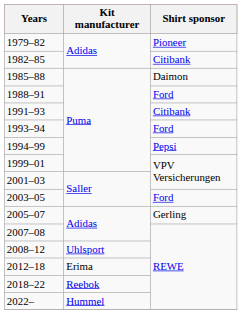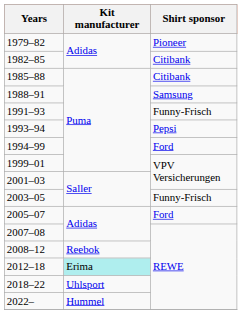(170, 77) Daimon -> (172, 77) Citibank
(163, 94) Ford -> (173, 94) Samsung
(172, 111) Citibank -> (182, 111) Funny-Frisch
(163, 128) Ford -> (165, 128) Pepsi
(165, 146) Pepsi -> (163, 146) Ford
(163, 197) Ford -> (182, 197) Funny-Frisch
(169, 215) Gerling -> (163, 215) Ford
(85, 249) Uhlsport -> (83, 249) Reebok
(80, 266) no background -> (80, 266) paleturquoise background
(83, 284) Reebok -> (85, 284) Uhlsport
